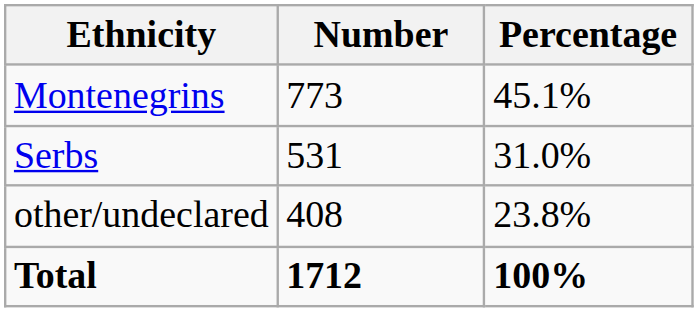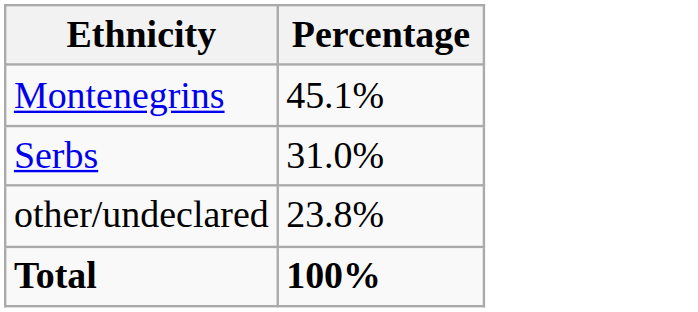- column: (381, 34)
